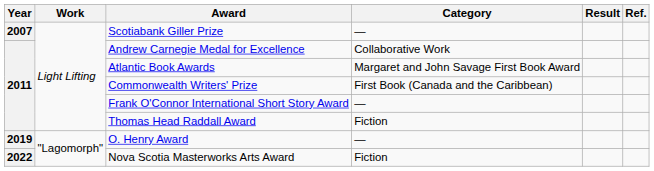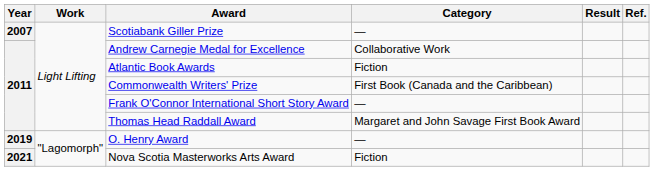(467, 67) Margaret and John Savage First Book Award -> (371, 67) Fiction
(371, 121) Fiction -> (467, 121) Margaret and John Savage First Book Award
(20, 157) 2022 -> (20, 157) 2021
